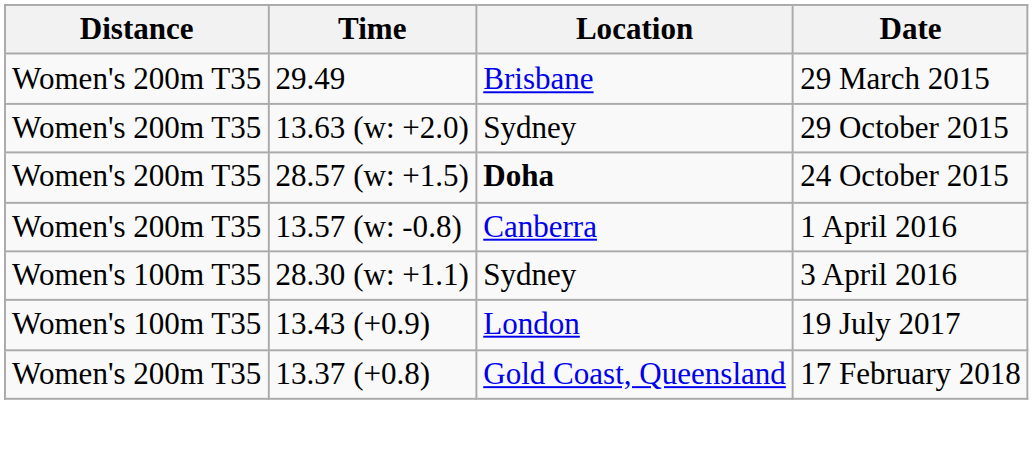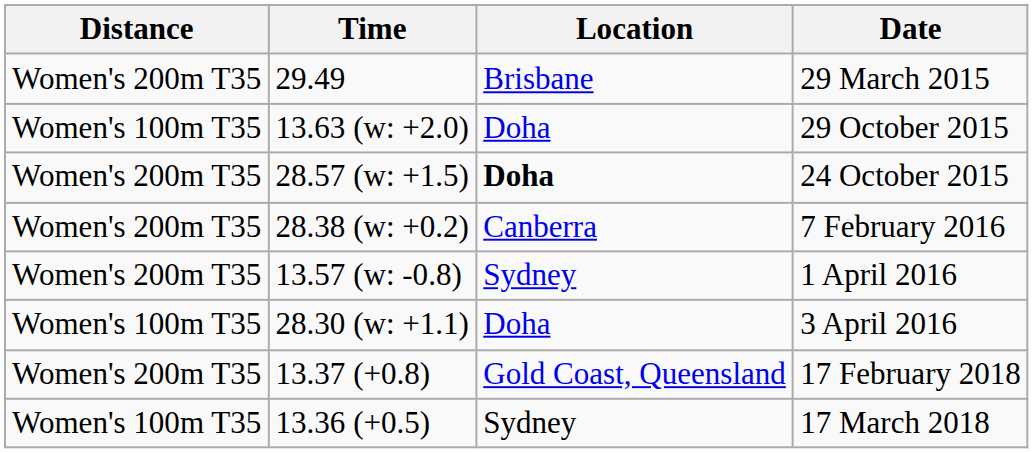(137, 127) Women's 200m T35 -> (137, 127) Women's 100m T35
(530, 127) Sydney -> (517, 127) Doha
+ row: (903, 226)
(540, 226) Canberra -> (530, 275) Sydney
(530, 275) Sydney -> (517, 324) Doha
- row: (880, 324)
+ row: (895, 422)
